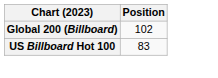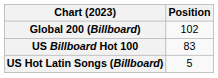+ row: (85, 64)
